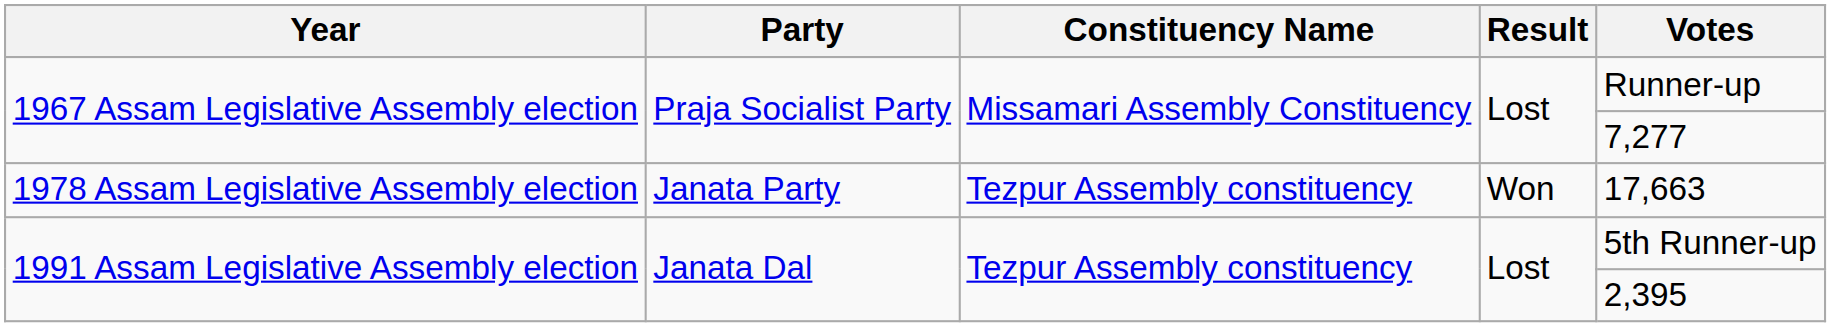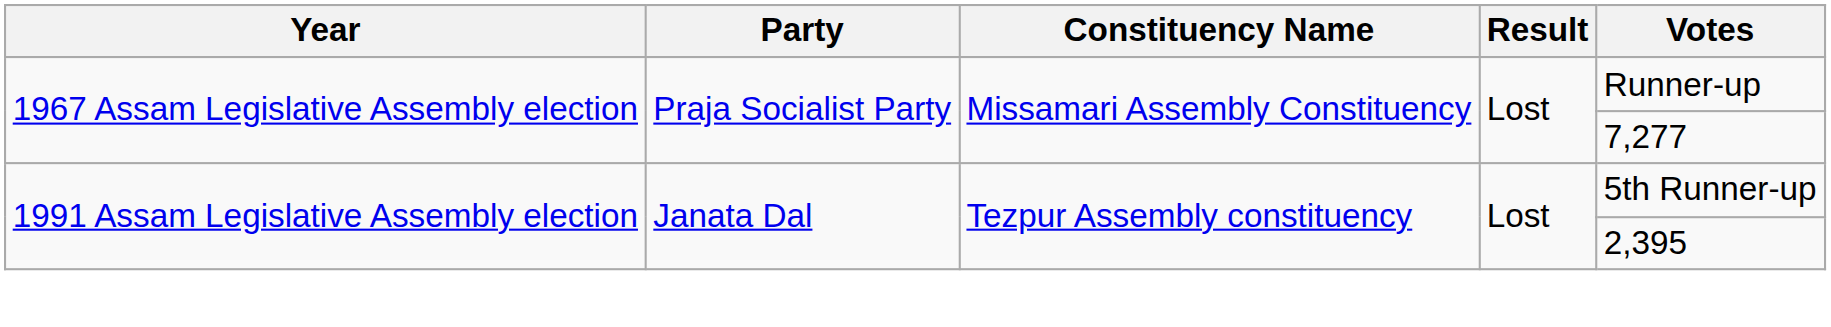- row: (325, 189)
